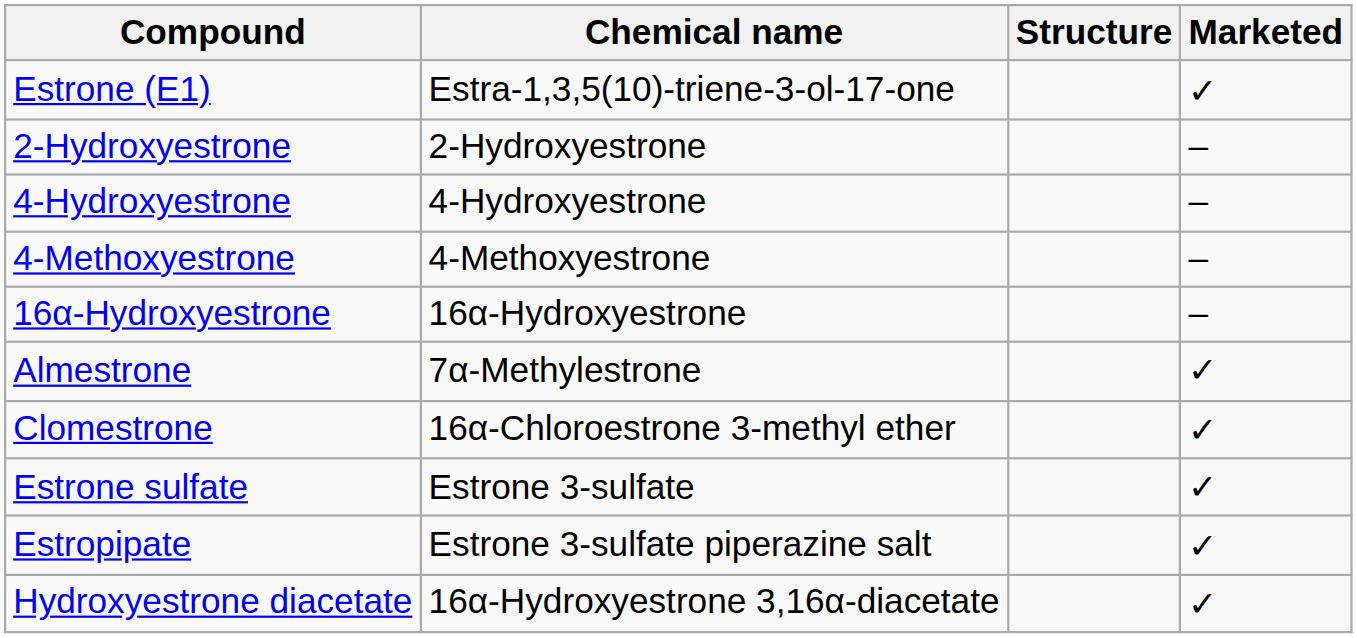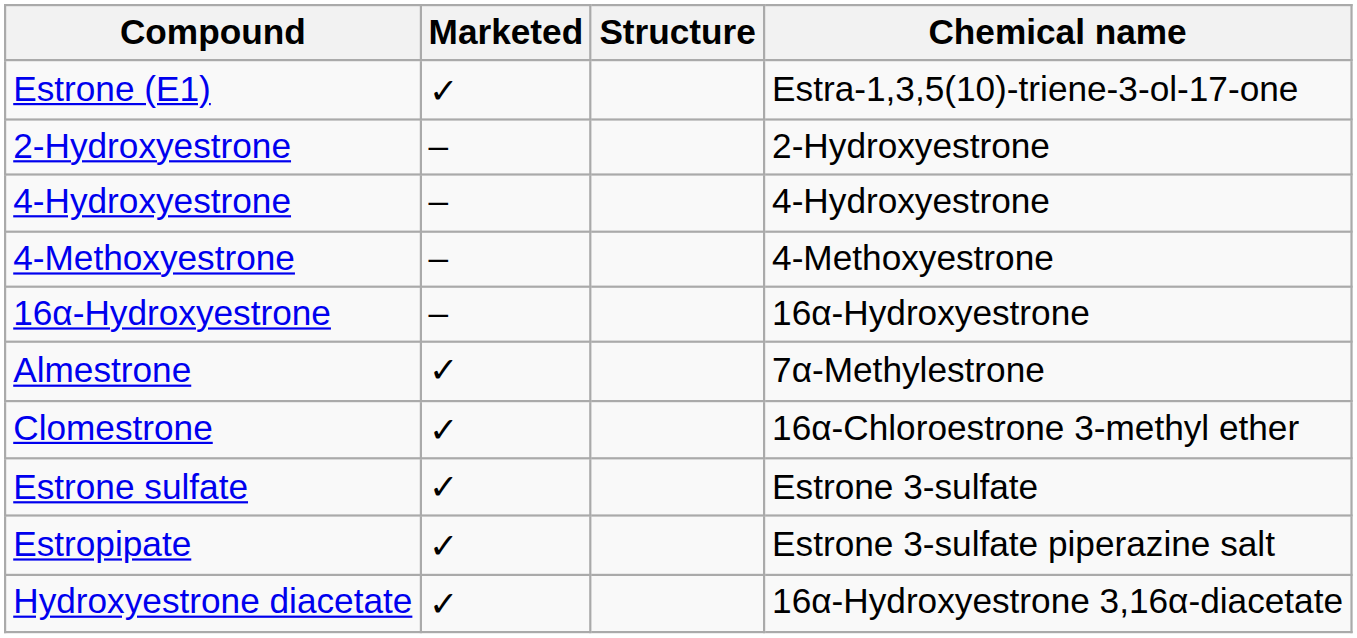columns swapped: (714, 32) <-> (1266, 32)
